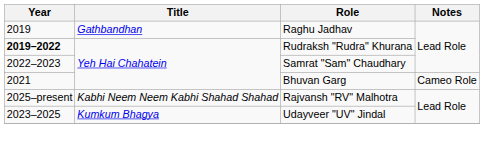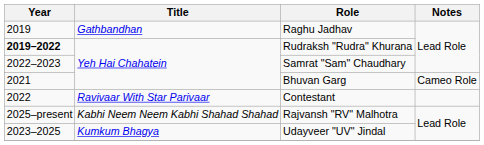+ row: (309, 98)
